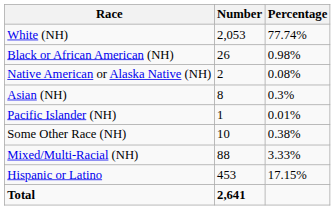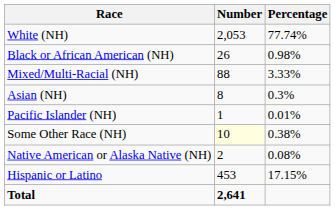rows swapped: (109, 74) <-> (73, 154)
(223, 134) no background -> (223, 134) lightyellow background
